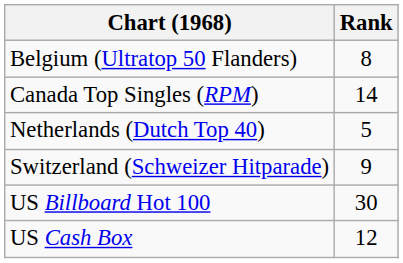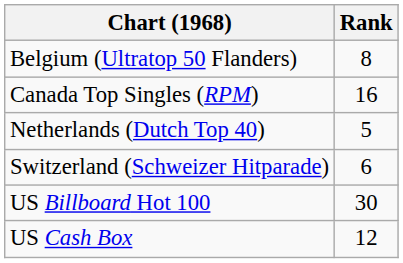(366, 94) 14 -> (366, 94) 16
(366, 166) 9 -> (366, 166) 6
